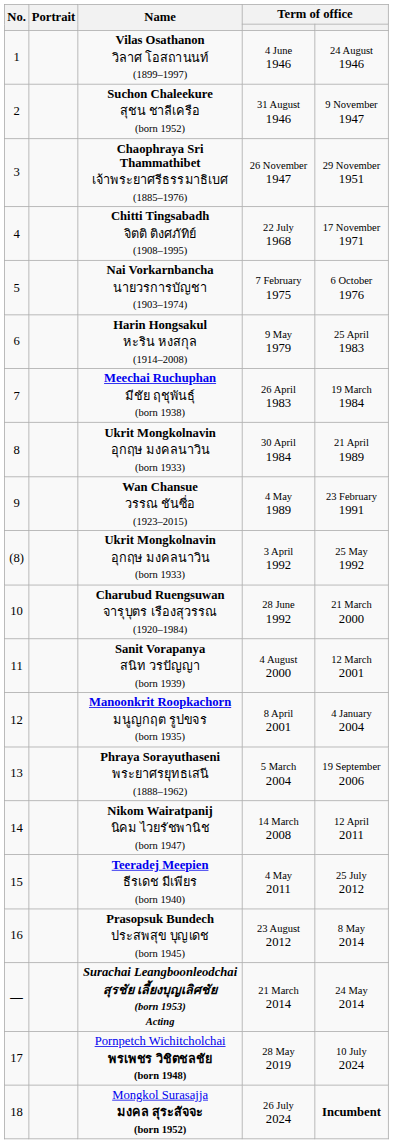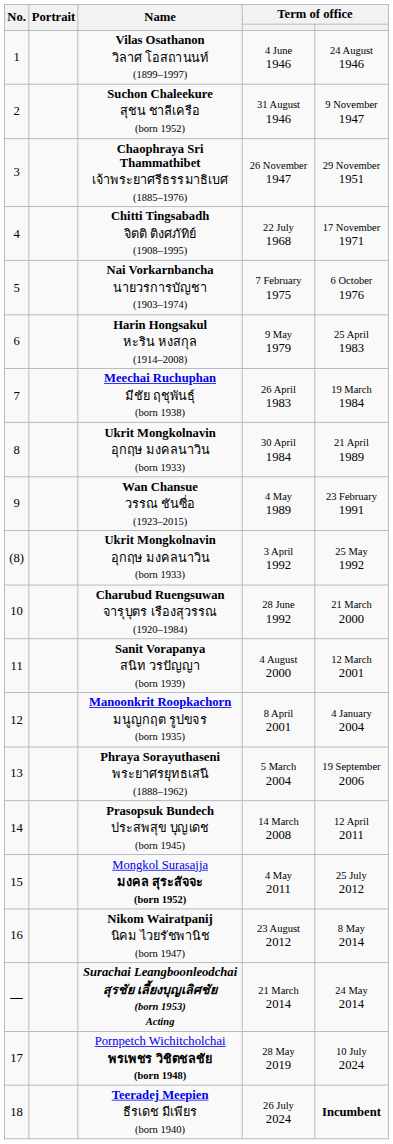(160, 827) Nikom Wairatpanij นิคม ไวยรัชพานิช (born 1947) -> (160, 827) Prasopsuk Bundech ประสพสุข บุญเดช (born 1945)
(160, 881) Teeradej Meepien ธีรเดช มีเพียร (born 1940) -> (160, 881) Mongkol Surasajja มงคล สุระสัจจะ (born 1952)
(160, 935) Prasopsuk Bundech ประสพสุข บุญเดช (born 1945) -> (160, 935) Nikom Wairatpanij นิคม ไวยรัชพานิช (born 1947)
(160, 1112) Mongkol Surasajja มงคล สุระสัจจะ (born 1952) -> (160, 1112) Teeradej Meepien ธีรเดช มีเพียร (born 1940)
